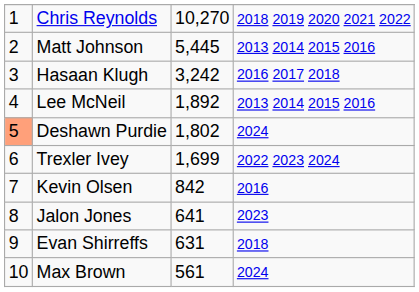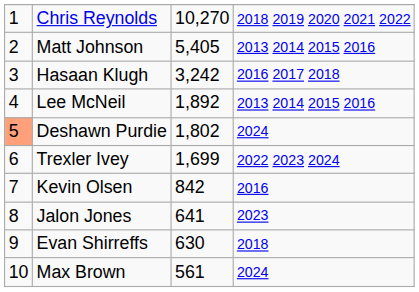(197, 46) 5,445 -> (197, 46) 5,405
(190, 243) 631 -> (190, 243) 630
